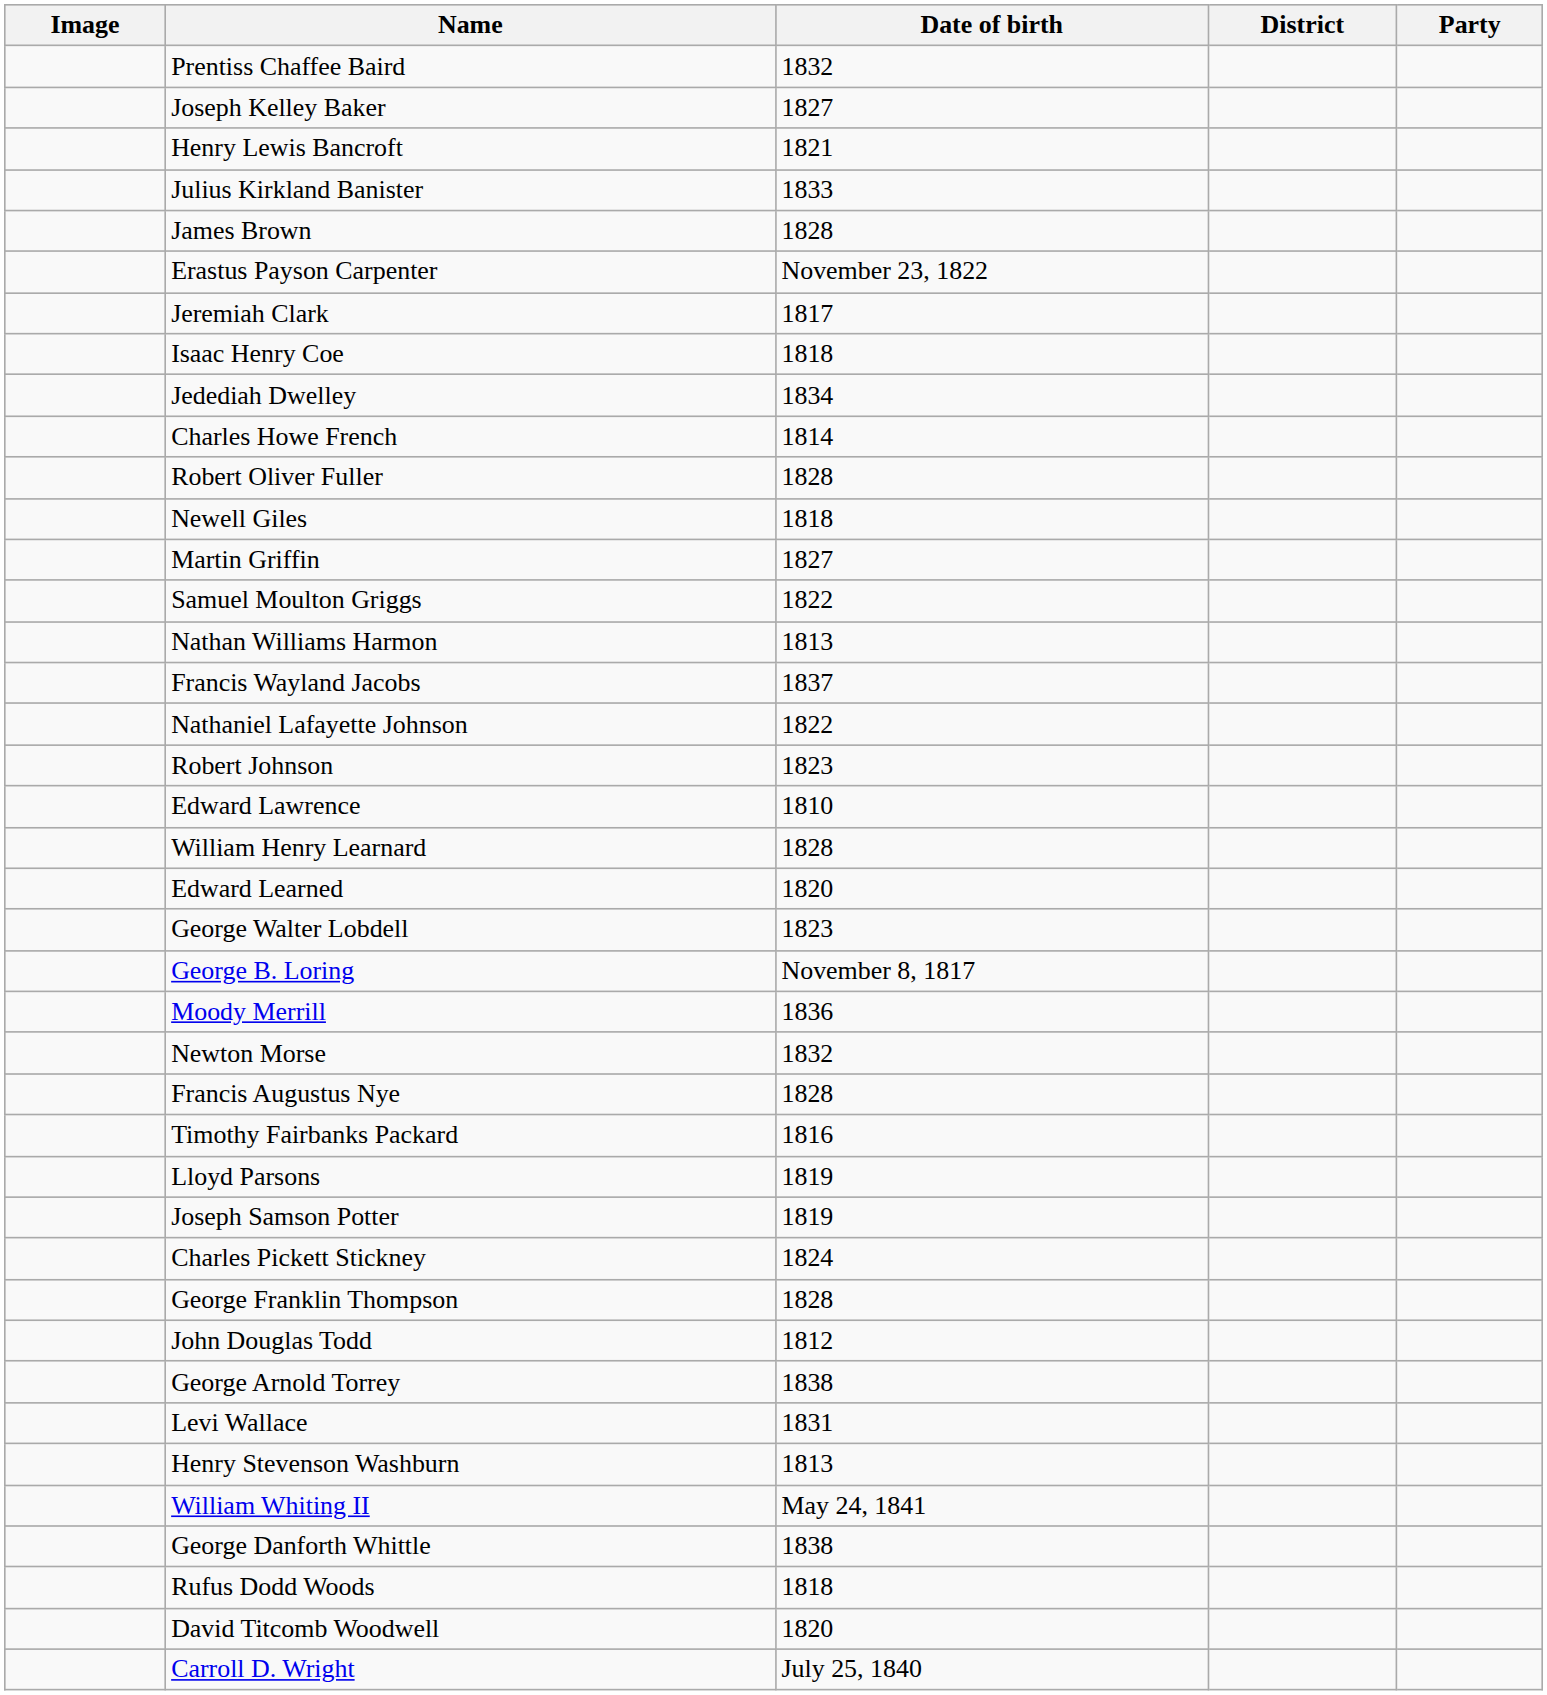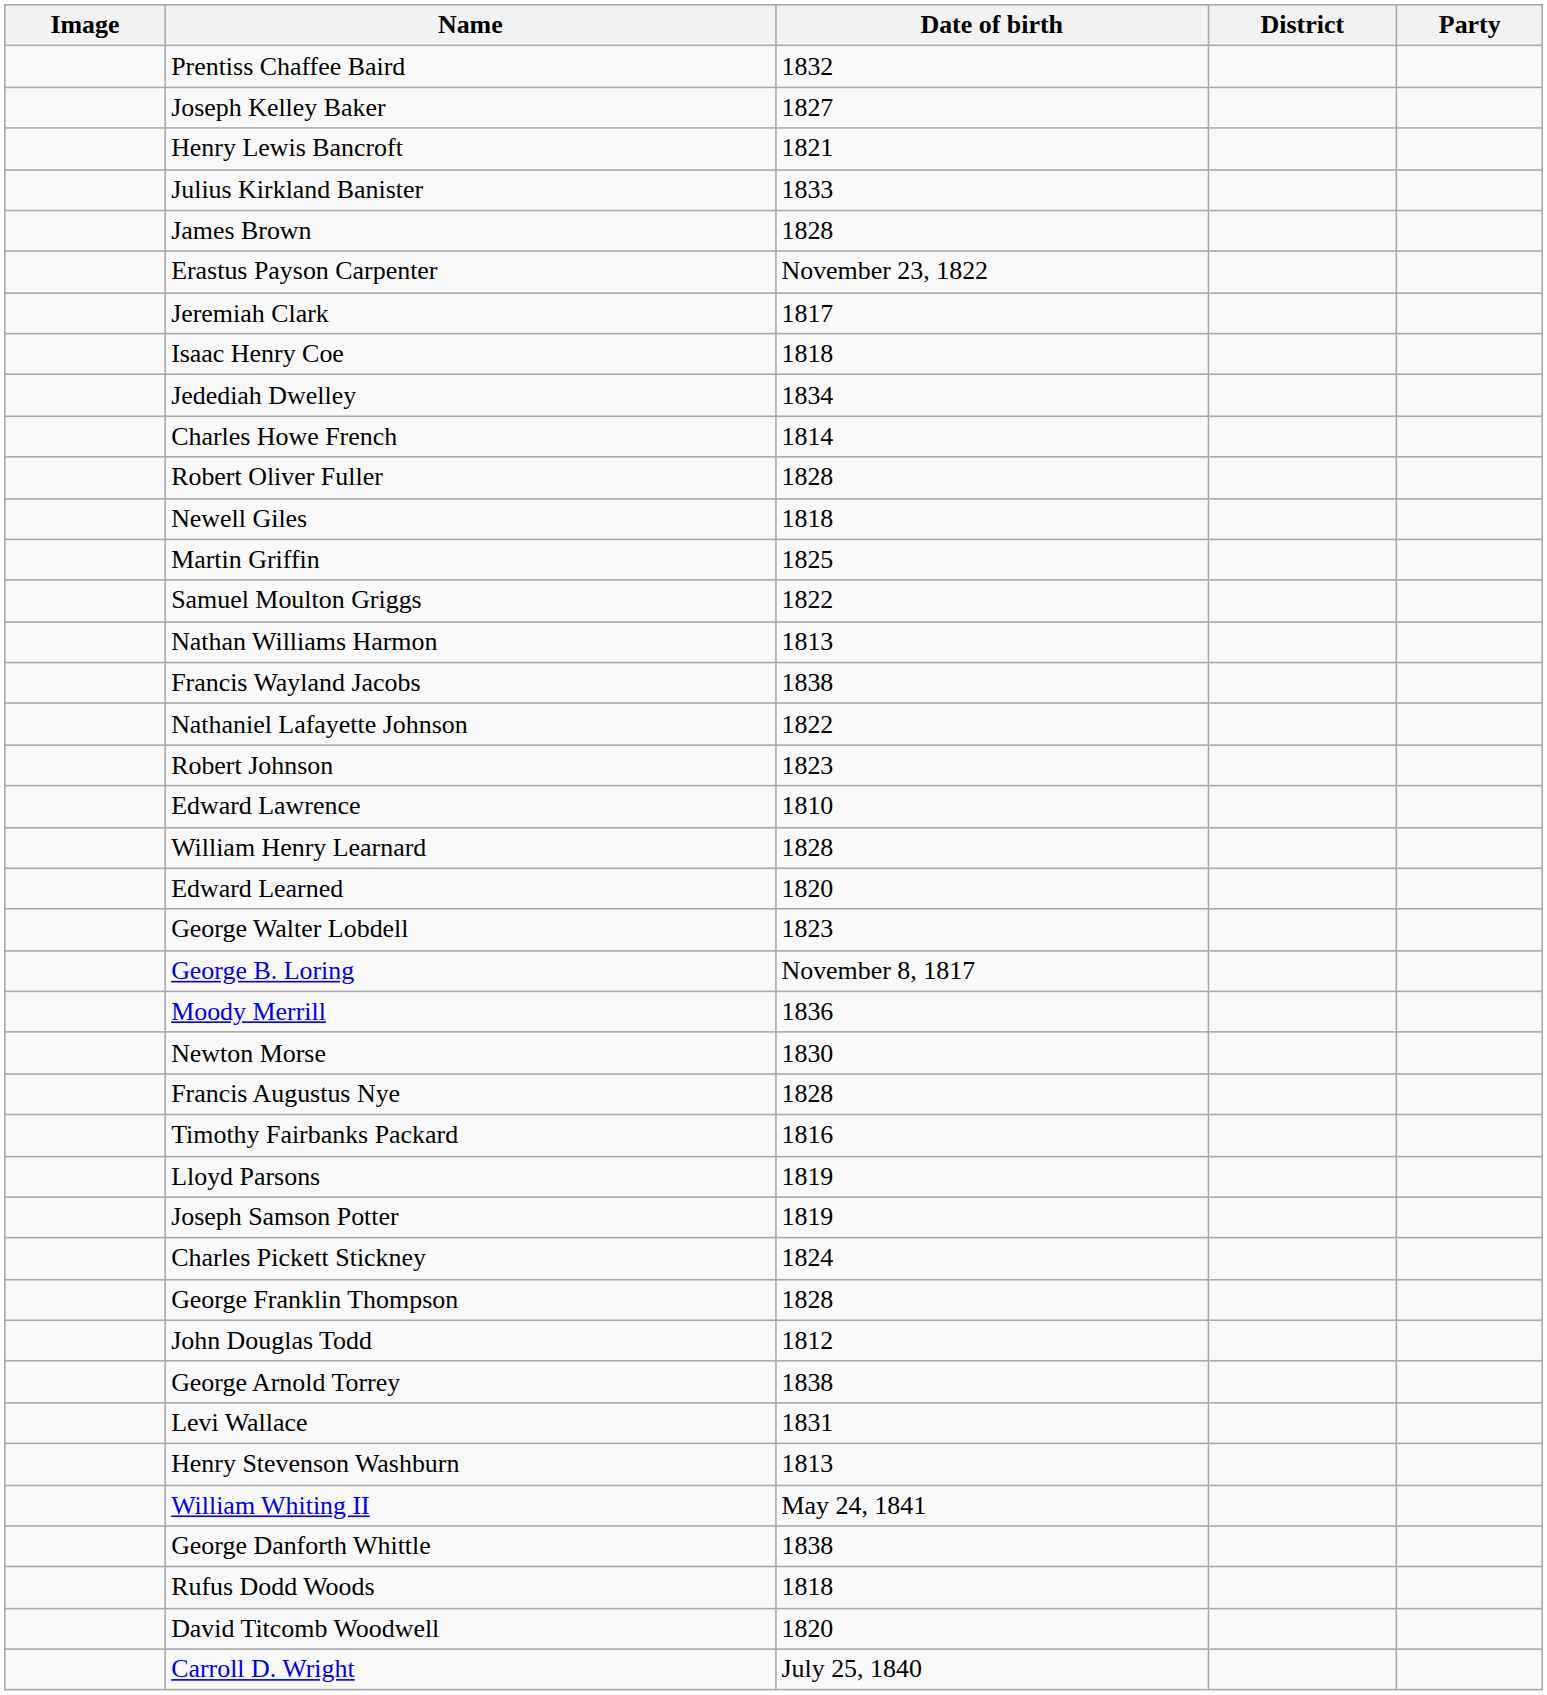(807, 559) 1827 -> (807, 559) 1825
(807, 682) 1837 -> (807, 682) 1838
(807, 1052) 1832 -> (807, 1052) 1830
